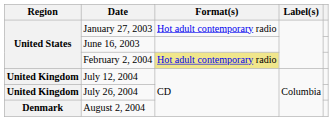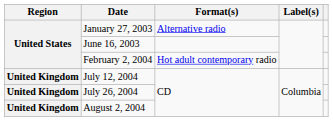(217, 28) Hot adult contemporary radio -> (191, 28) Alternative radio
(217, 60) khaki background -> (217, 60) no background
(43, 108) Denmark -> (43, 108) United Kingdom
